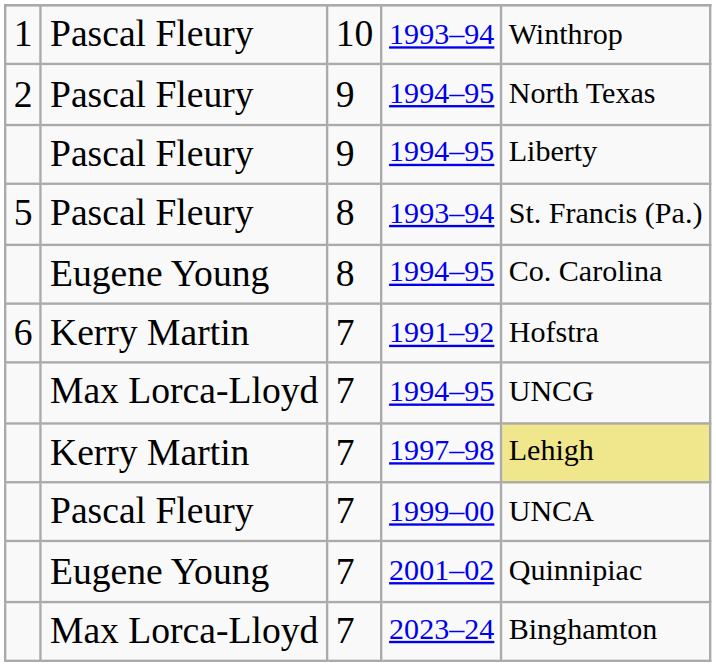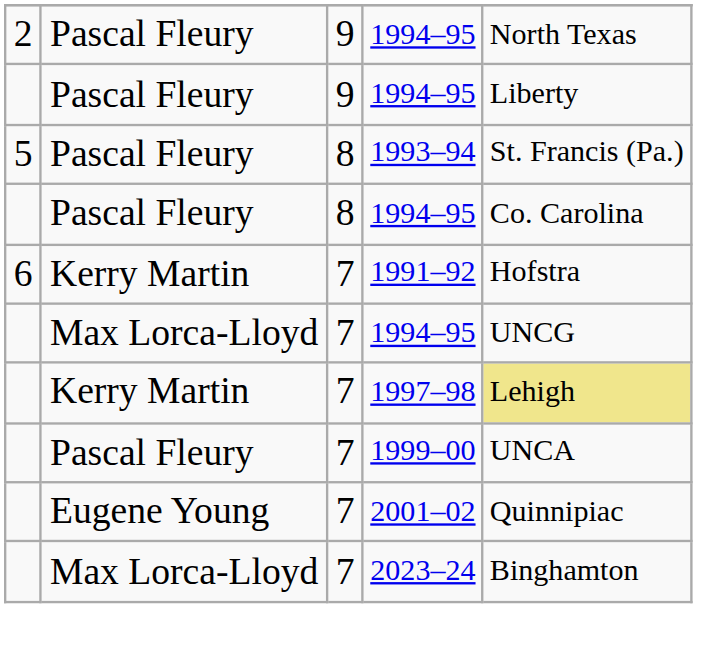- row: (354, 34)
(160, 272) Eugene Young -> (152, 213) Pascal Fleury
